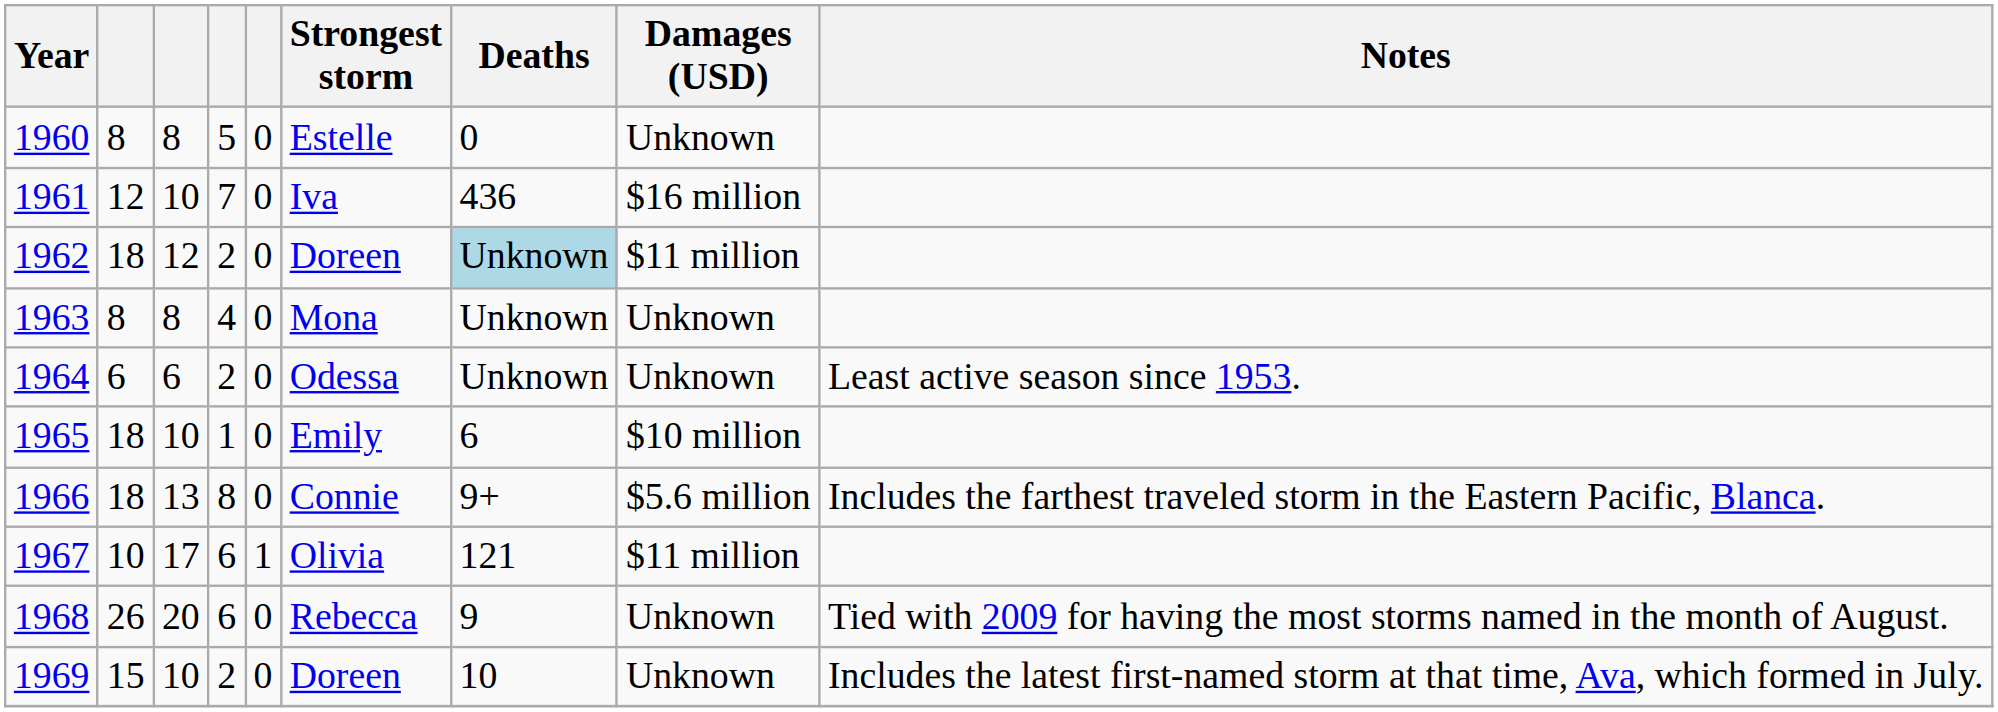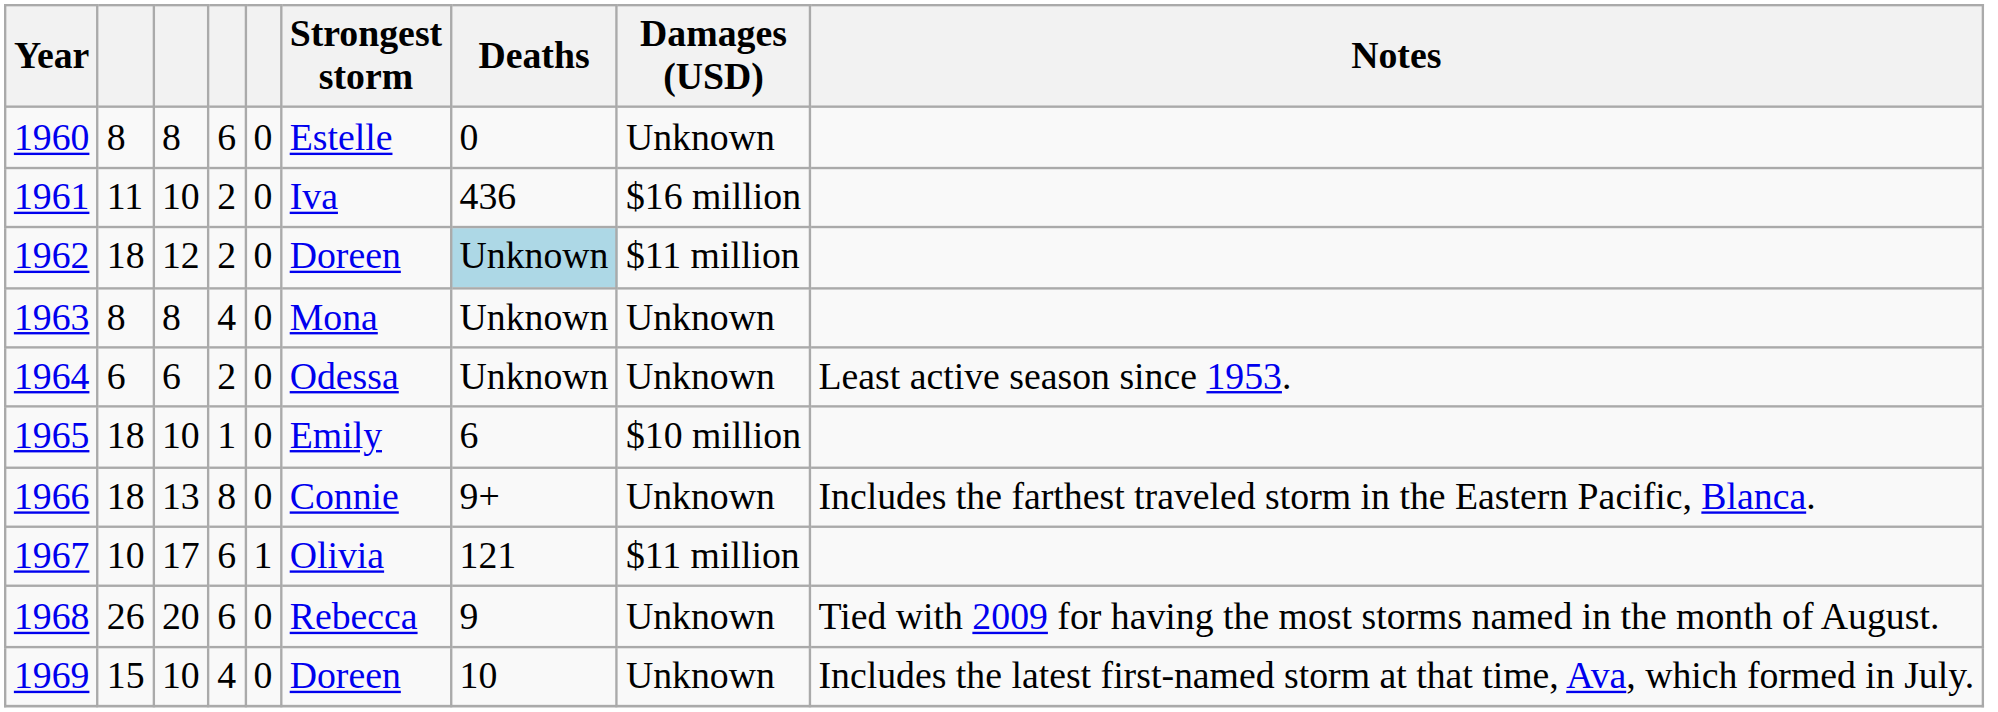(227, 136) 5 -> (227, 136) 6
(126, 196) 12 -> (125, 196) 11
(227, 196) 7 -> (227, 196) 2
(718, 496) $5.6 million -> (700, 496) Unknown
(227, 675) 2 -> (227, 675) 4
